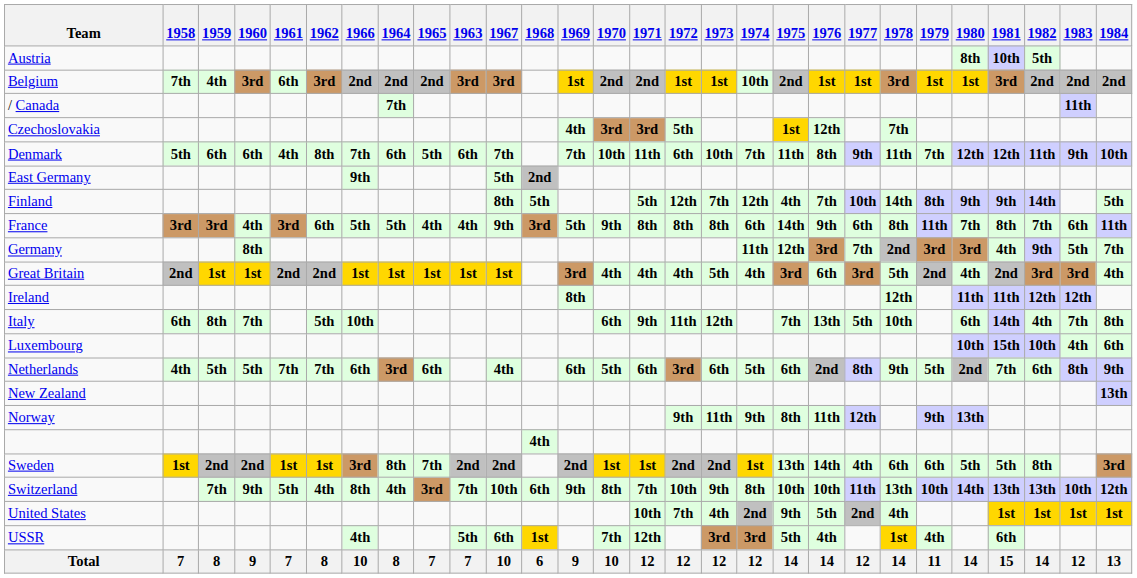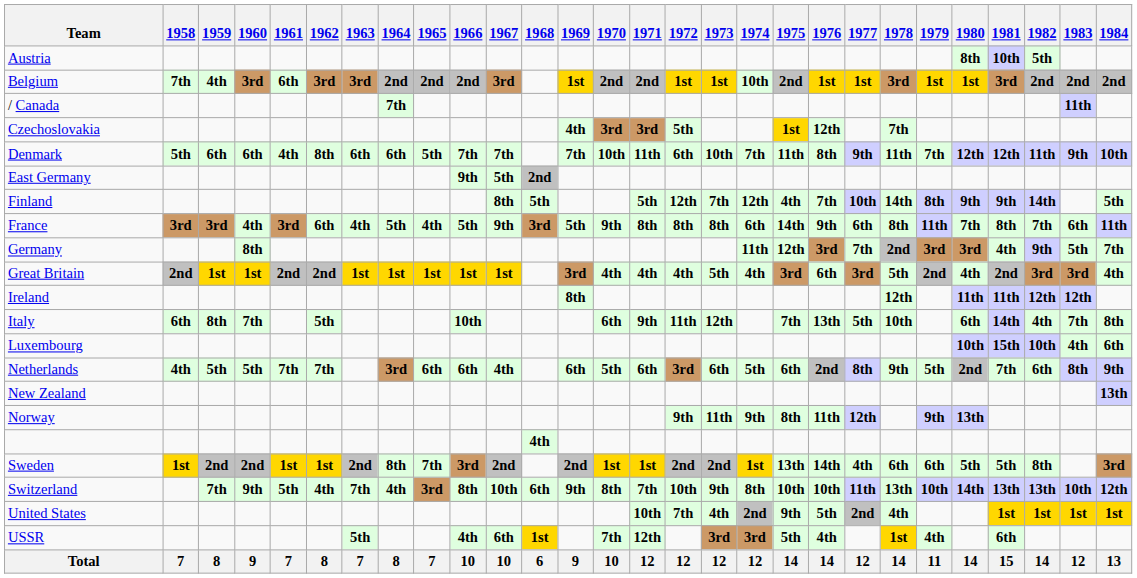columns swapped: (468, 34) <-> (360, 34)
